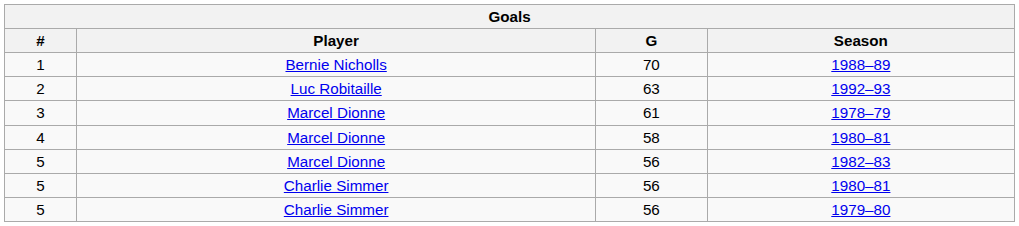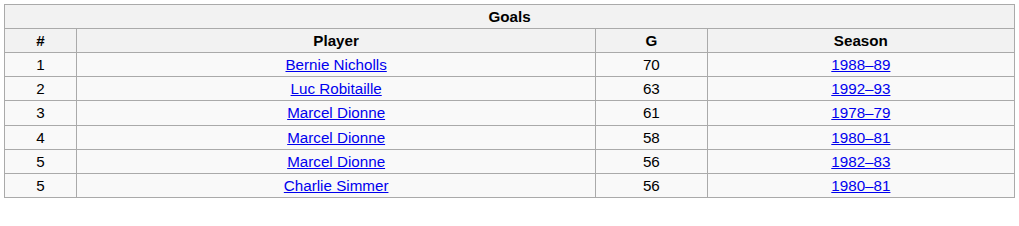- row: (41, 209)
